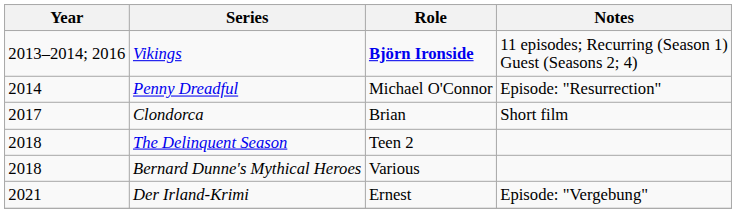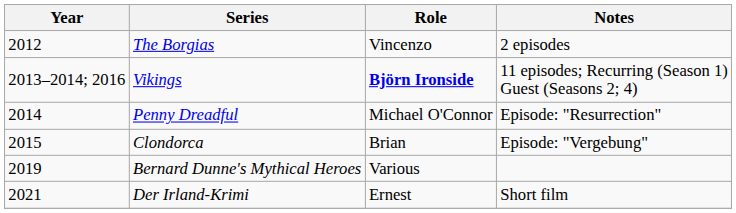+ row: (174, 44)
(25, 115) 2017 -> (25, 141) 2015
(534, 115) Short film -> (574, 141) Episode: "Vergebung"
- row: (210, 141)
(25, 168) 2018 -> (25, 168) 2019
(574, 194) Episode: "Vergebung" -> (534, 194) Short film
